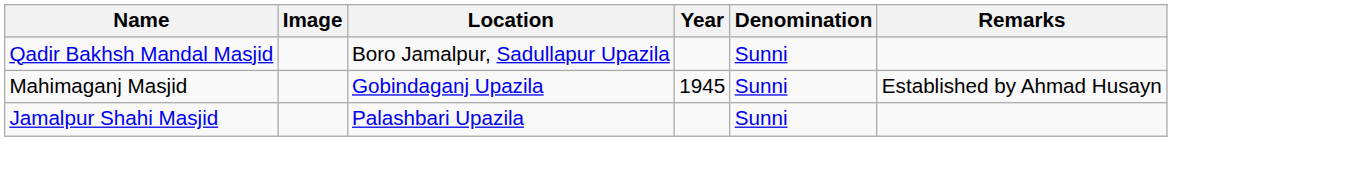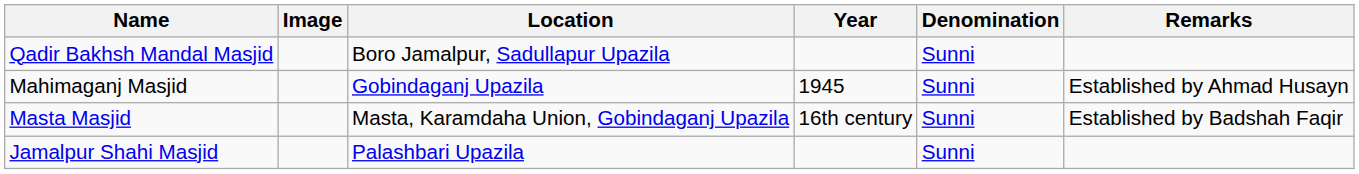+ row: (70, 119)
